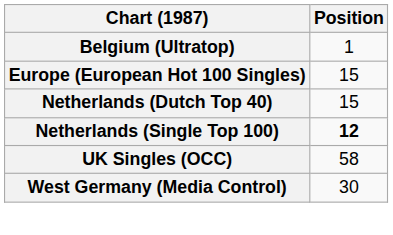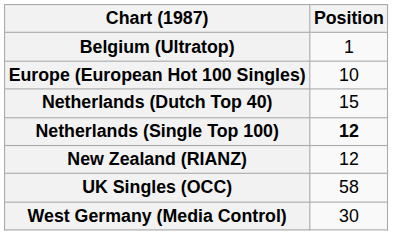(349, 74) 15 -> (349, 74) 10
+ row: (157, 159)
